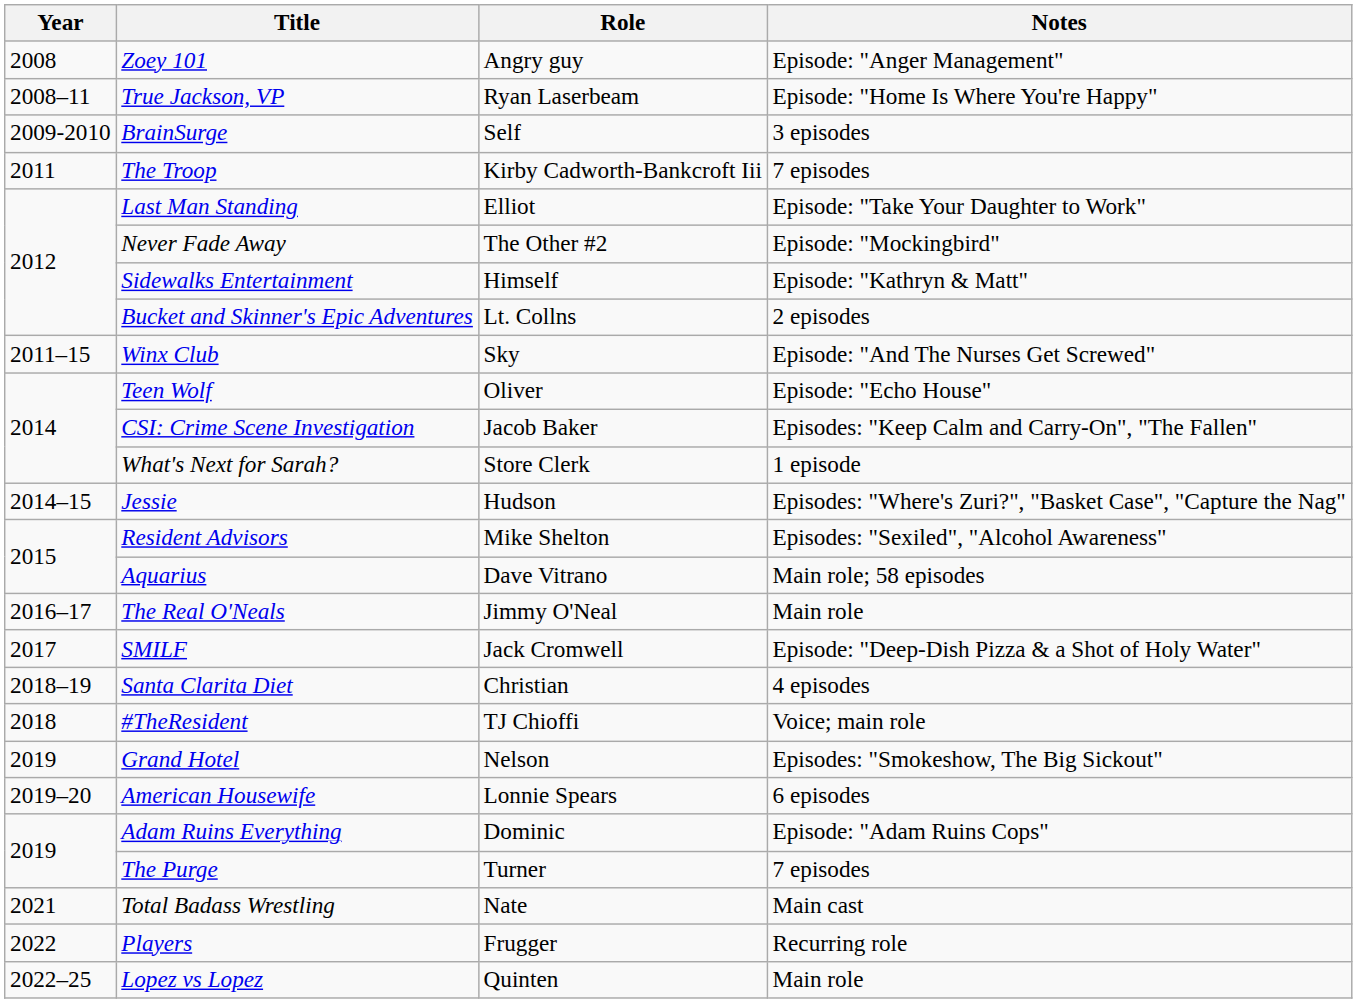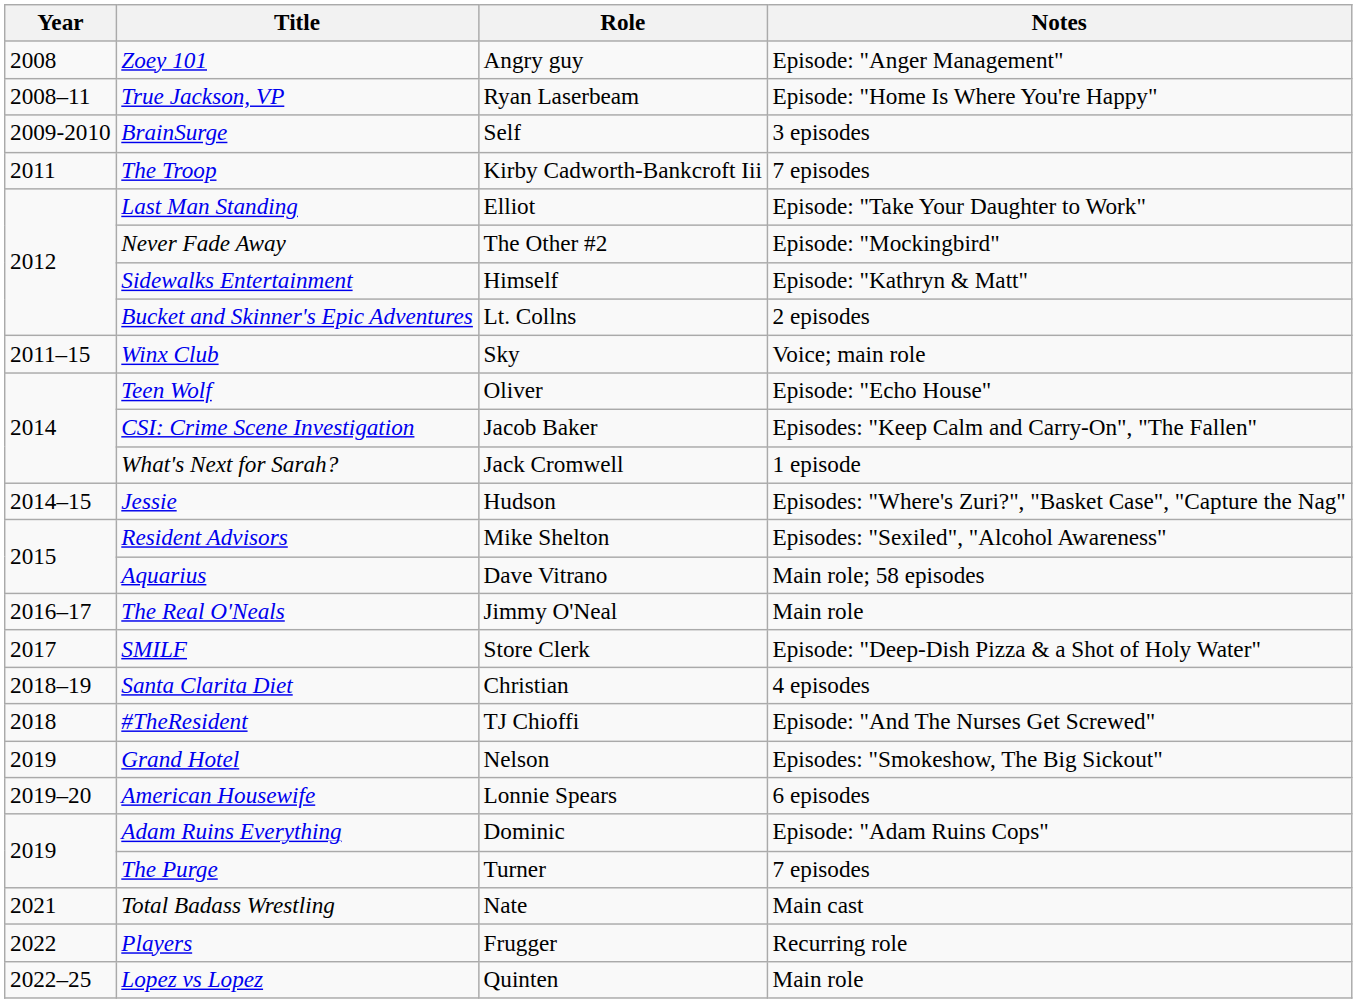(964, 354) Episode: "And The Nurses Get Screwed" -> (849, 354) Voice; main role
(537, 464) Store Clerk -> (553, 464) Jack Cromwell
(553, 648) Jack Cromwell -> (537, 648) Store Clerk
(849, 721) Voice; main role -> (964, 721) Episode: "And The Nurses Get Screwed"
